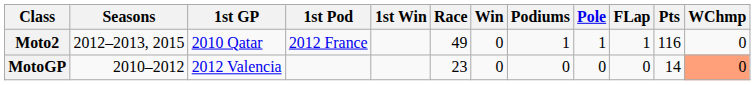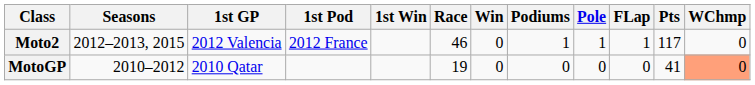(227, 42) 2010 Qatar -> (237, 42) 2012 Valencia
(460, 42) 49 -> (460, 42) 46
(669, 42) 116 -> (669, 42) 117
(237, 67) 2012 Valencia -> (227, 67) 2010 Qatar
(460, 67) 23 -> (460, 67) 19
(673, 67) 14 -> (673, 67) 41
